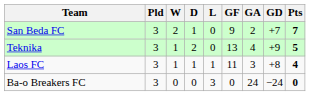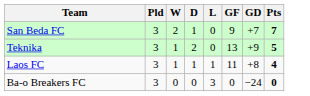- column: (253, 13)
